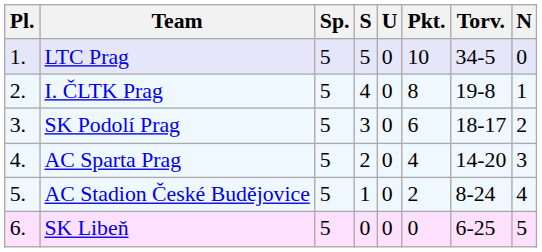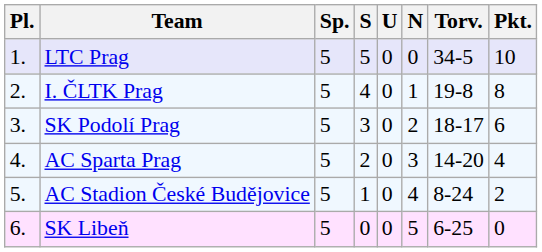columns swapped: (524, 21) <-> (426, 21)
